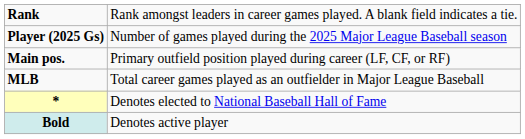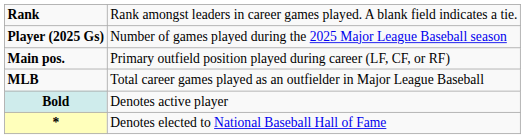rows swapped: (56, 101) <-> (56, 123)
